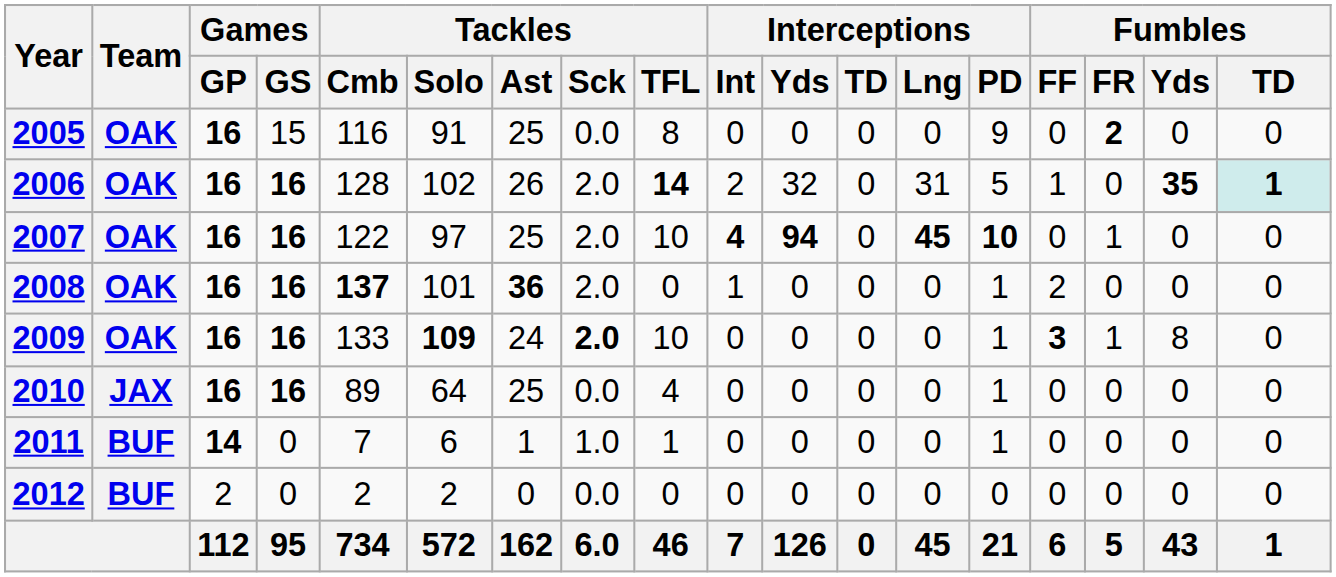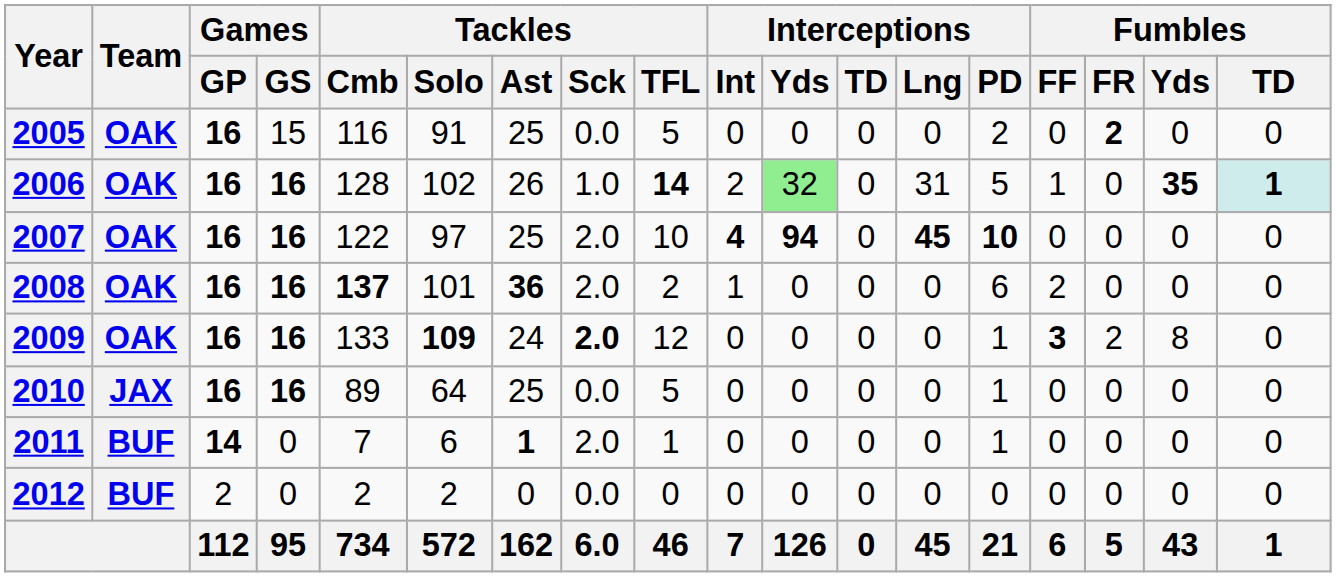(671, 133) 8 -> (671, 133) 5
(1000, 133) 9 -> (1000, 133) 2
(597, 184) 2.0 -> (597, 184) 1.0
(800, 184) no background -> (800, 184) lightgreen background
(1114, 236) 1 -> (1114, 236) 0
(671, 287) 0 -> (671, 287) 2
(1000, 287) 1 -> (1000, 287) 6
(671, 339) 10 -> (671, 339) 12
(1114, 339) 1 -> (1114, 339) 2
(671, 390) 4 -> (671, 390) 5
(526, 442) normal -> (526, 442) bold
(597, 442) 1.0 -> (597, 442) 2.0
